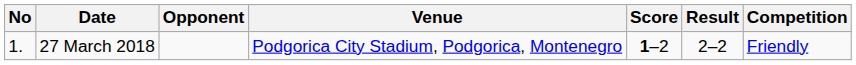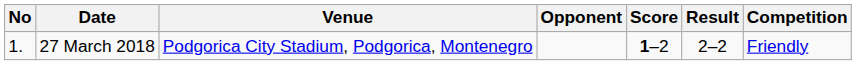columns swapped: (437, 18) <-> (204, 18)
